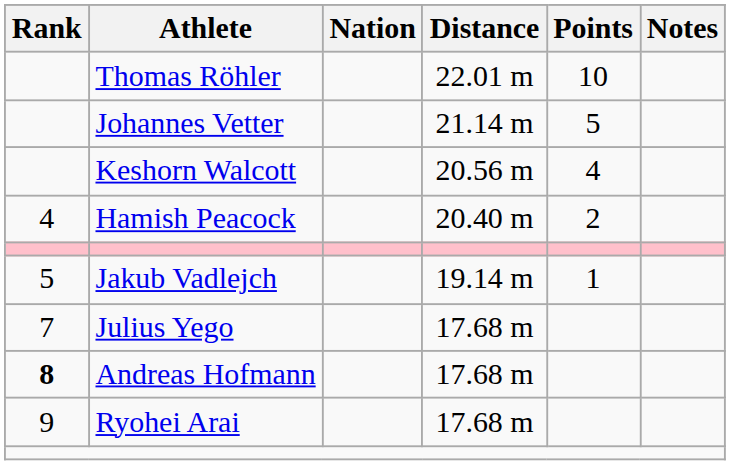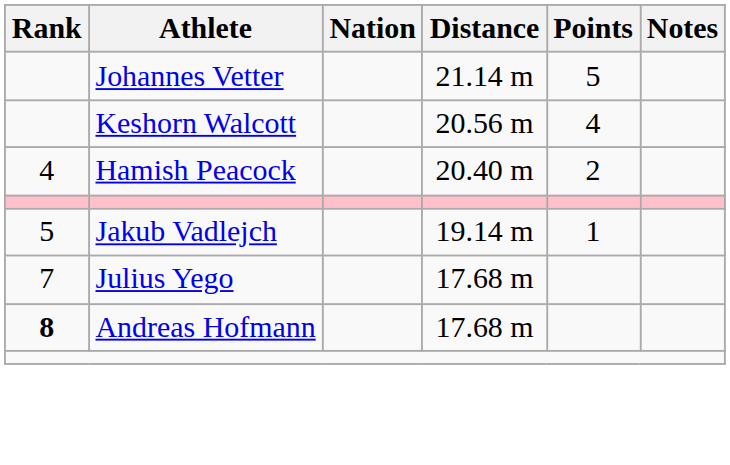- row: (188, 75)
- row: (168, 421)
